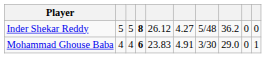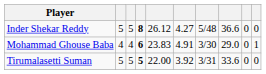(230, 28) 36.2 -> (230, 28) 36.6
+ row: (49, 61)
